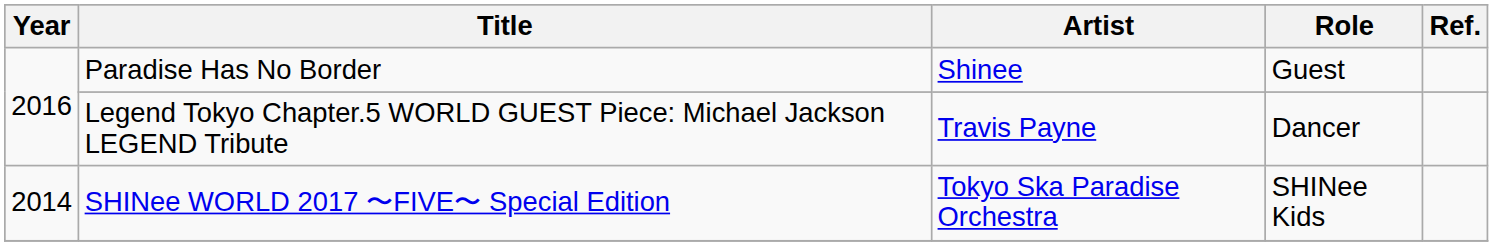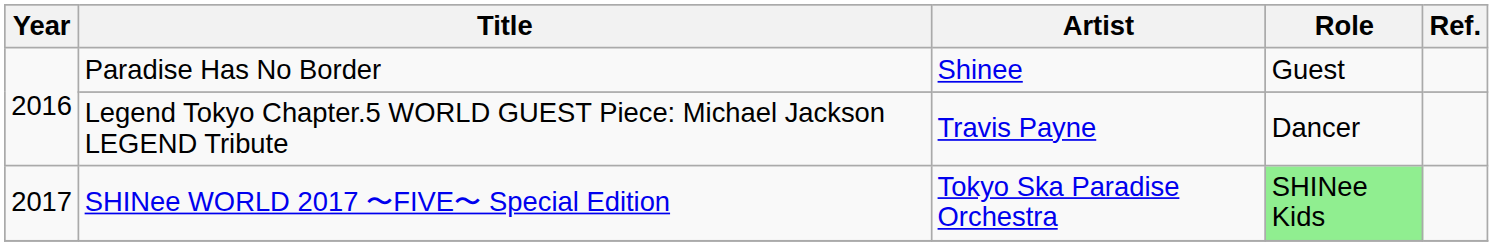(42, 202) 2014 -> (42, 202) 2017
(1320, 202) no background -> (1320, 202) lightgreen background
